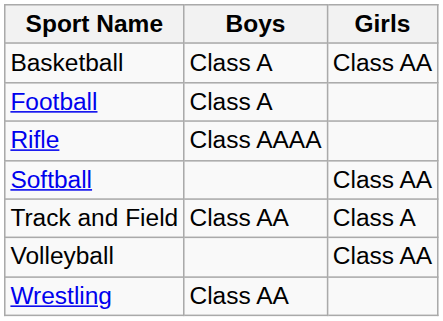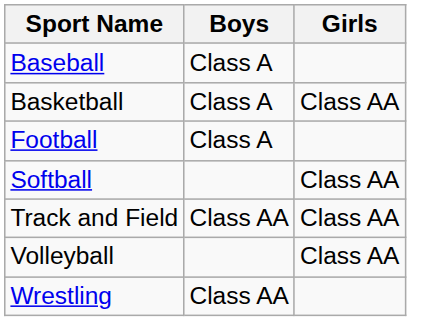+ row: (57, 62)
- row: (35, 140)
(374, 218) Class A -> (350, 218) Class AA
